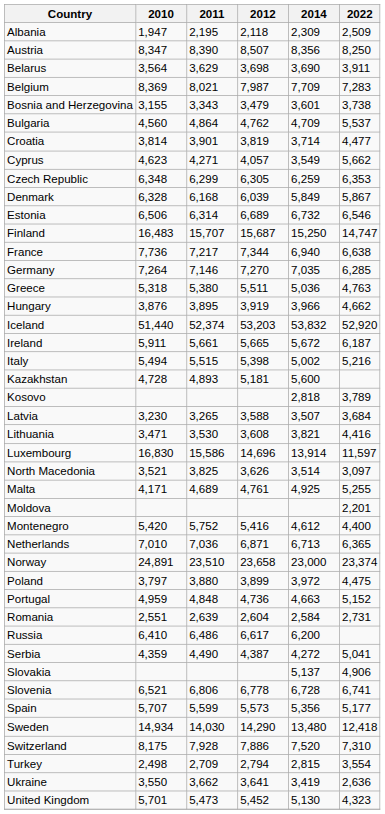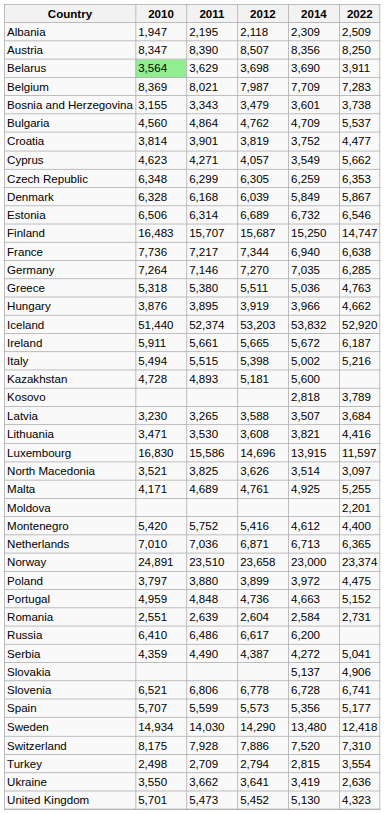(153, 69) no background -> (153, 69) lightgreen background
(306, 142) 3,714 -> (306, 142) 3,752
(309, 453) 13,914 -> (309, 453) 13,915
